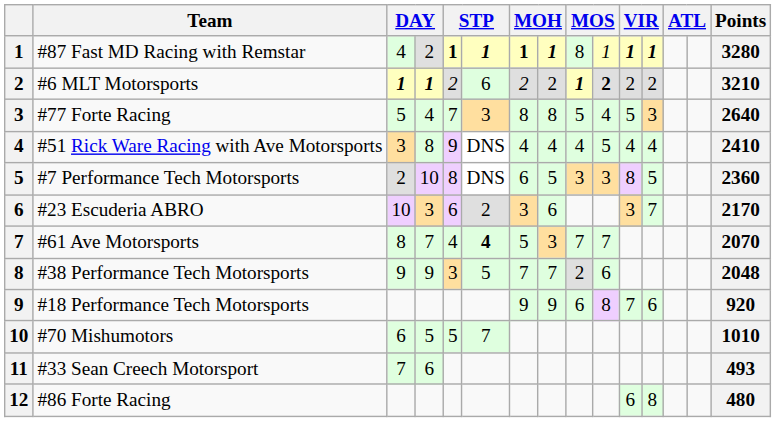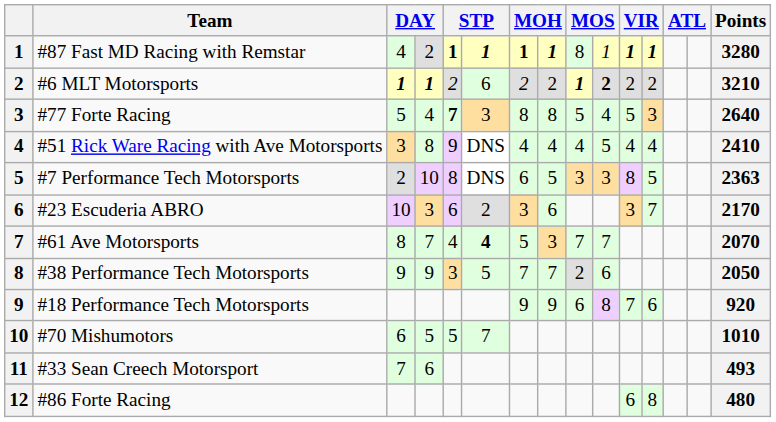(453, 114) normal -> (453, 114) bold
(741, 178) 2360 -> (741, 178) 2363
(741, 273) 2048 -> (741, 273) 2050
